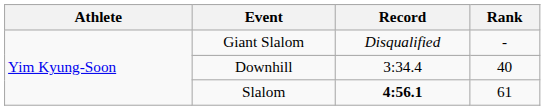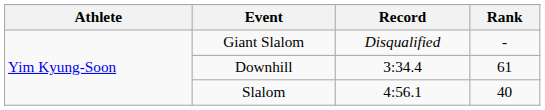(505, 67) 40 -> (505, 67) 61
(403, 93) bold -> (403, 93) normal
(505, 93) 61 -> (505, 93) 40
